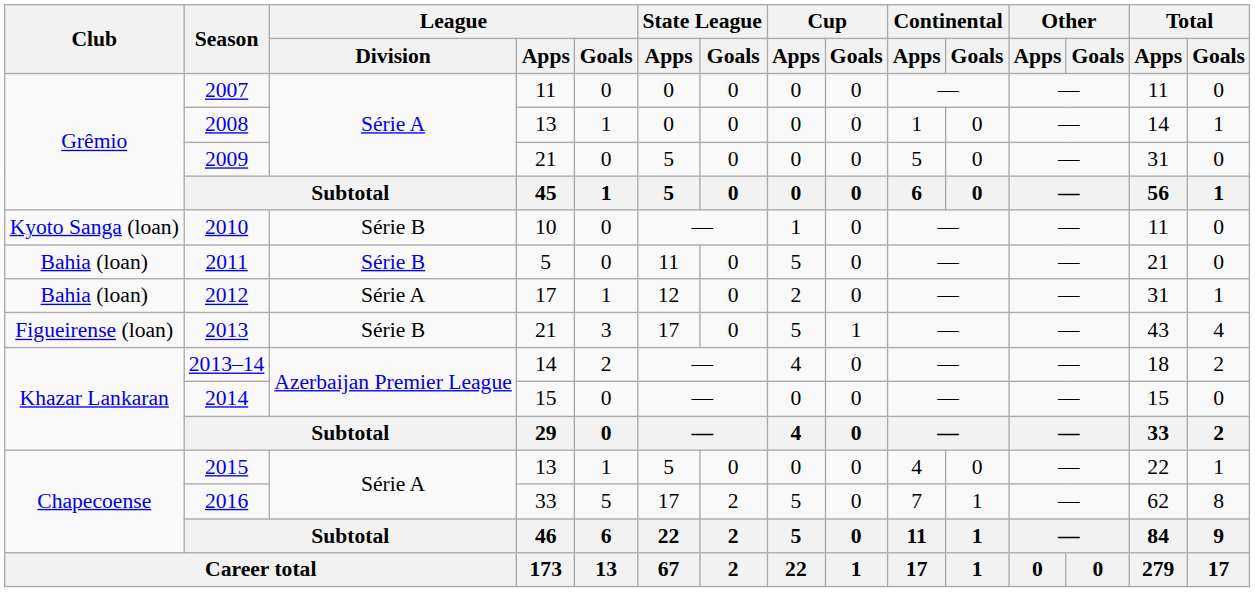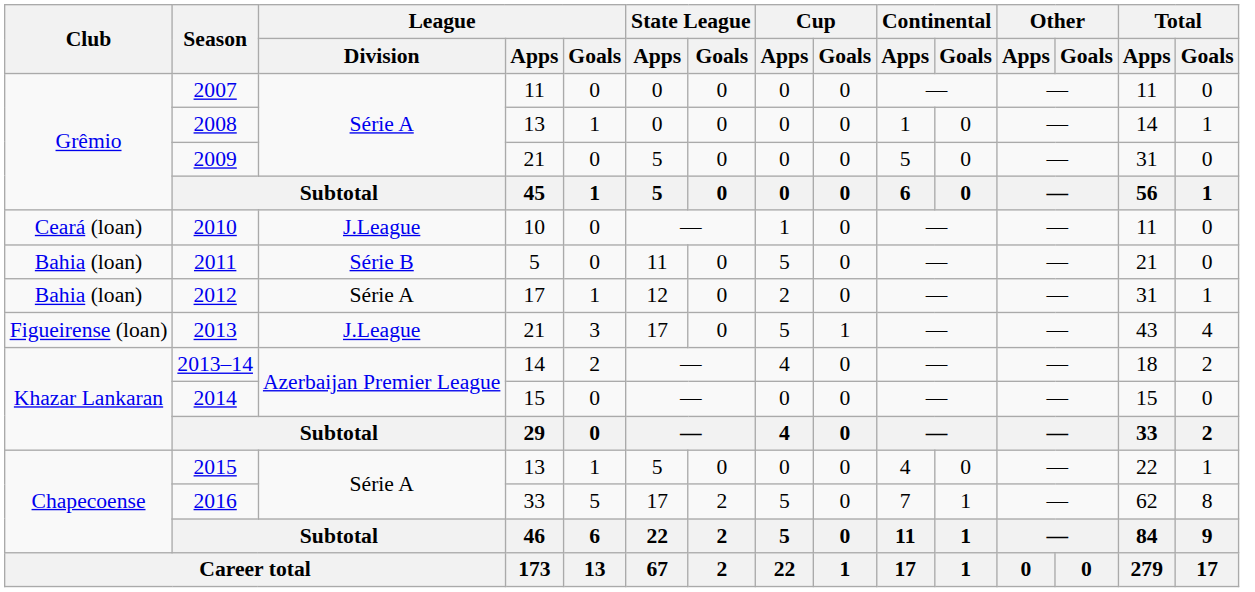(94, 227) Kyoto Sanga (loan) -> (89, 227) Ceará (loan)
(393, 227) Série B -> (382, 227) J.League
(393, 329) Série B -> (382, 329) J.League
